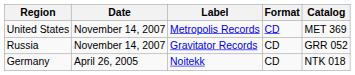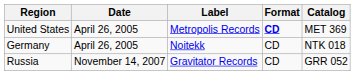(120, 29) November 14, 2007 -> (106, 29) April 26, 2005
(272, 29) normal -> (272, 29) bold
rows swapped: (28, 62) <-> (23, 45)
